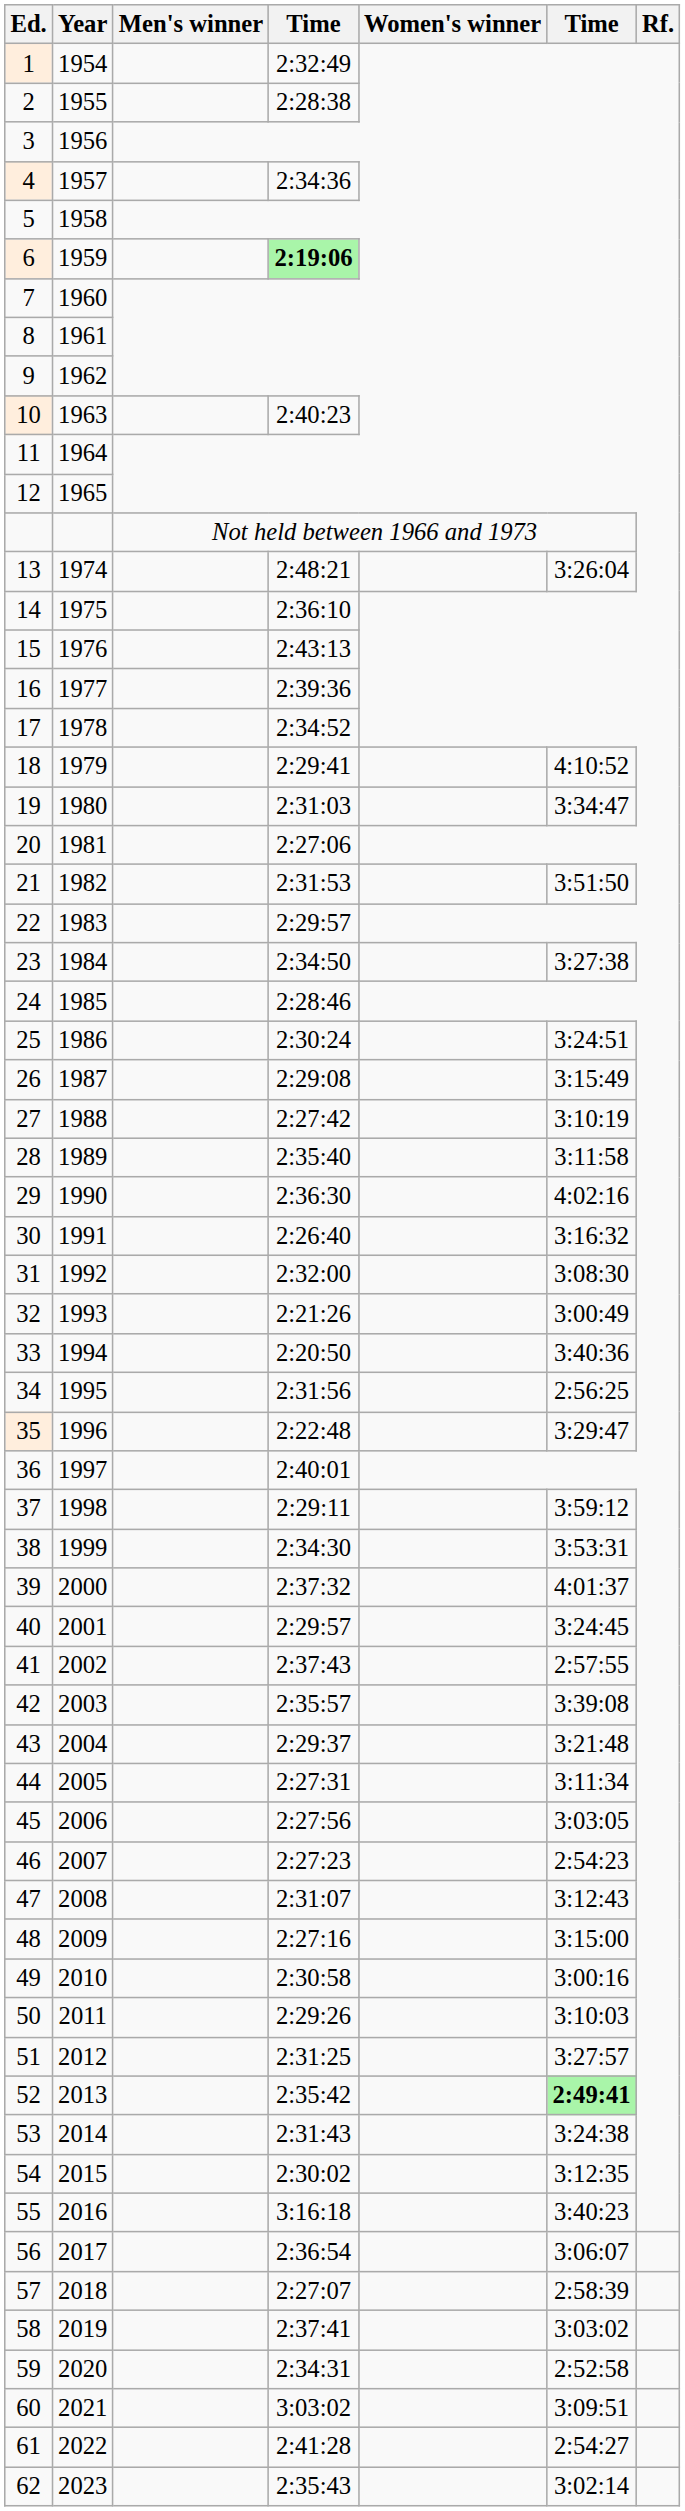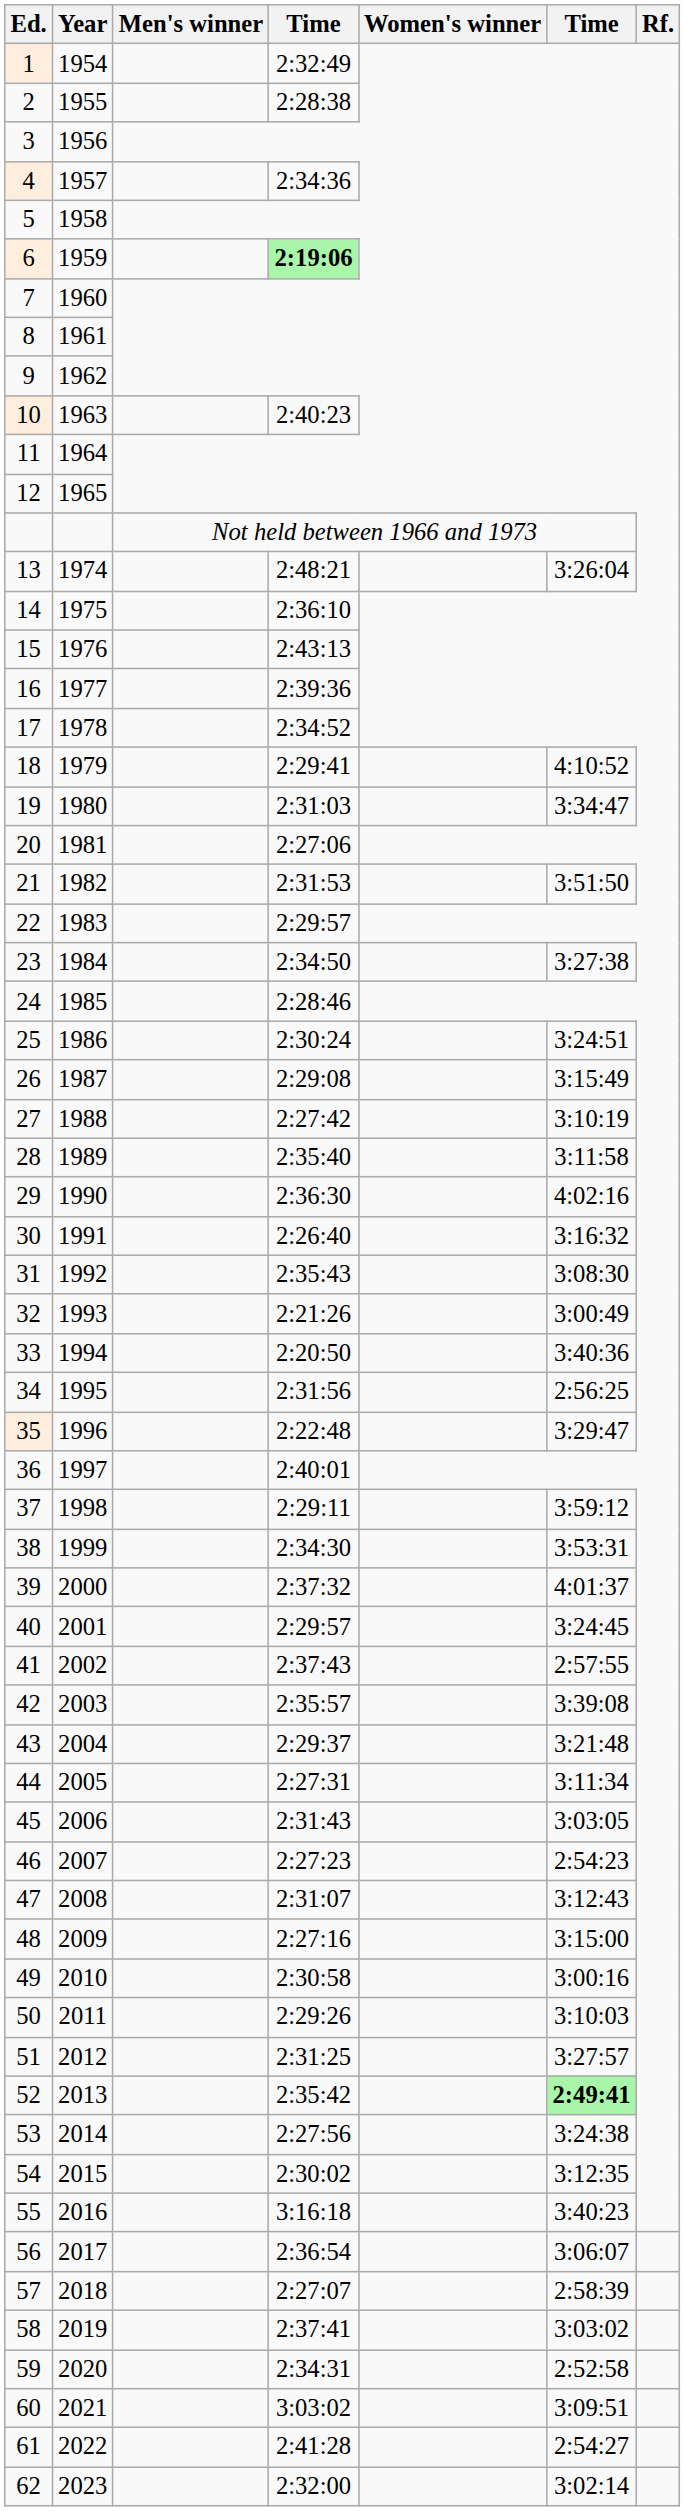(314, 1274) 2:32:00 -> (314, 1274) 2:35:43
(314, 1821) 2:27:56 -> (314, 1821) 2:31:43
(314, 2134) 2:31:43 -> (314, 2134) 2:27:56
(314, 2485) 2:35:43 -> (314, 2485) 2:32:00
